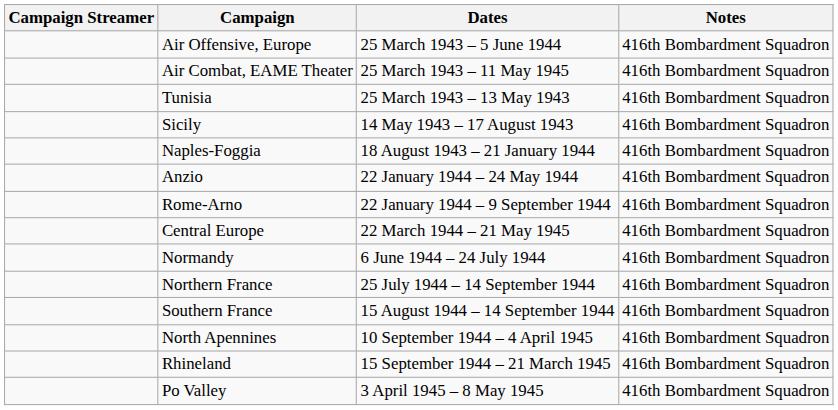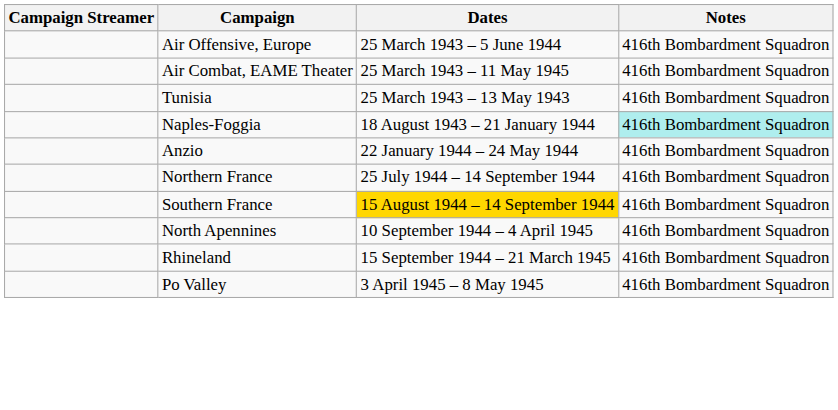- row: (181, 124)
(726, 151) no background -> (726, 124) paleturquoise background
- row: (202, 204)
- row: (213, 230)
- row: (198, 257)
(488, 310) no background -> (488, 204) gold background
